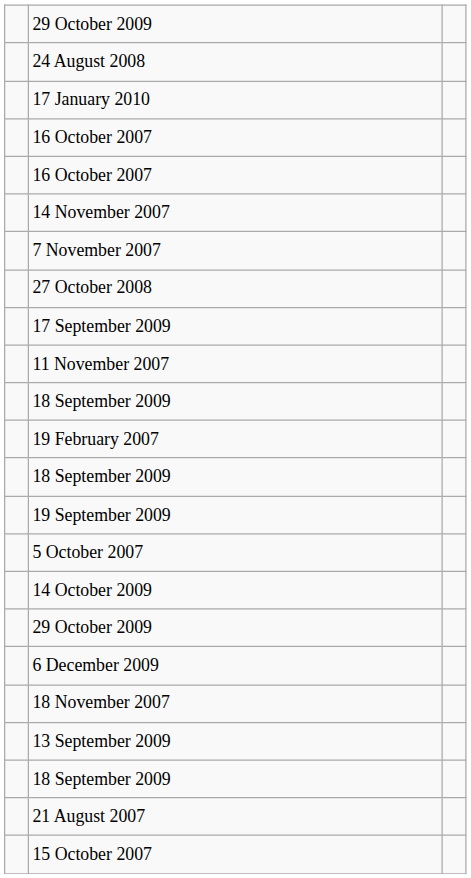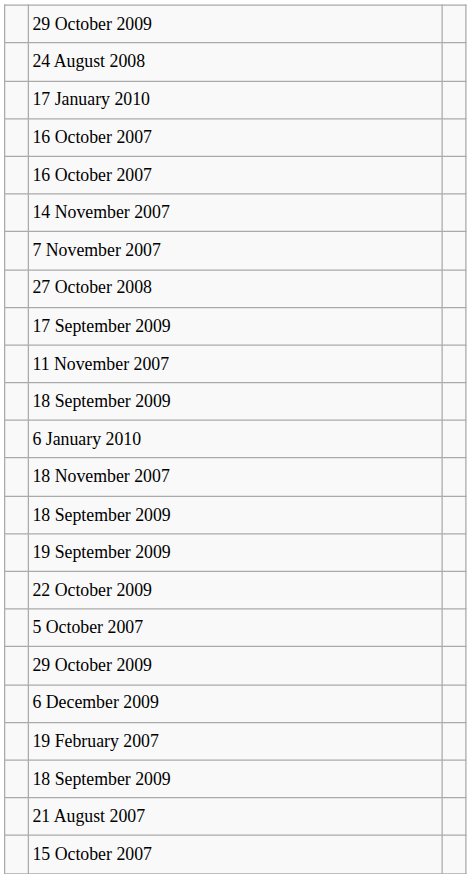+ row: (16, 439)
rows swapped: (16, 704) <-> (16, 439)
+ row: (16, 590)
- row: (16, 590)
- row: (16, 741)
